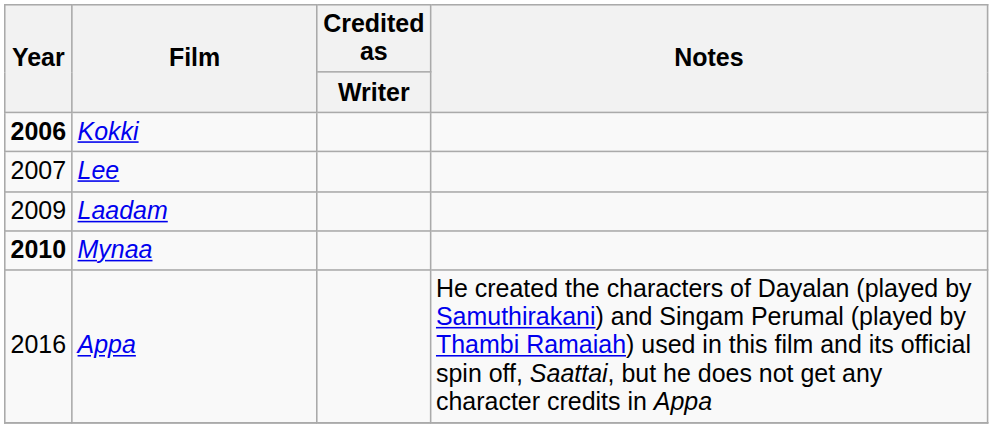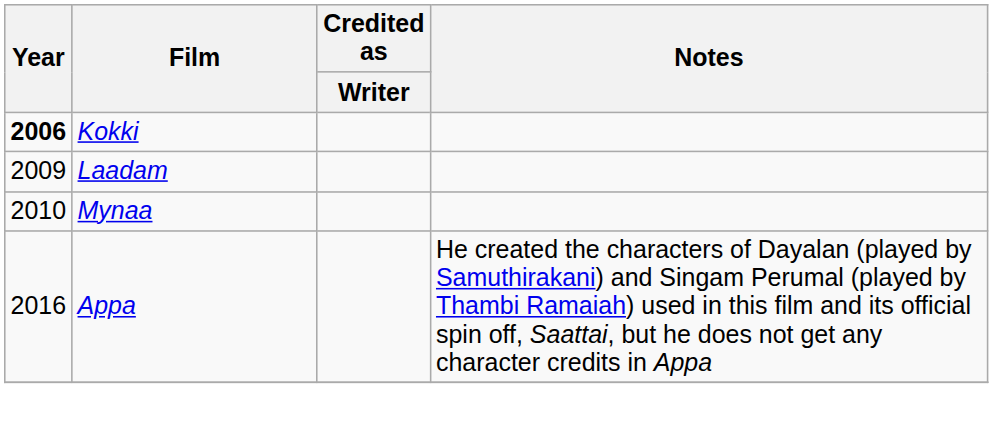- row: (98, 171)
(38, 250) bold -> (38, 210) normal
